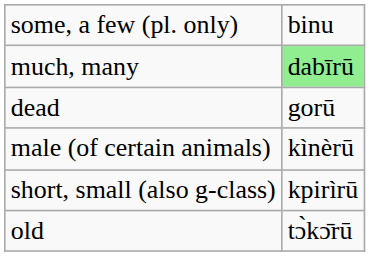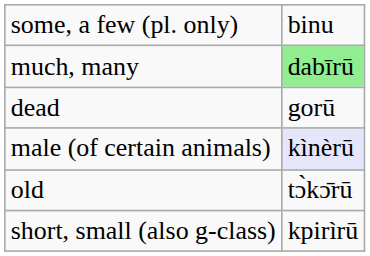(321, 148) no background -> (321, 148) lavender background
rows swapped: (27, 230) <-> (143, 189)
